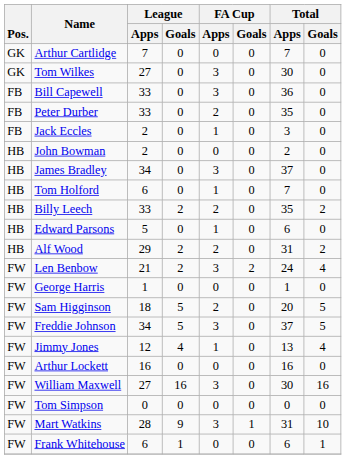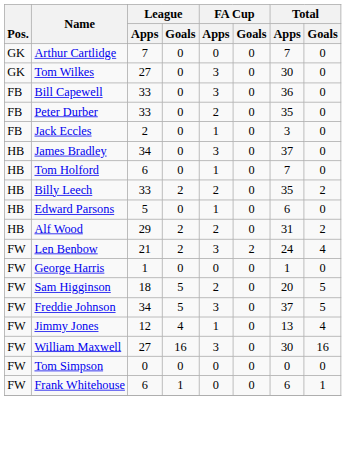- row: (70, 151)
- row: (71, 365)
- row: (68, 424)
